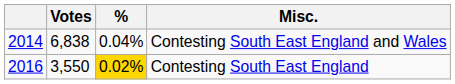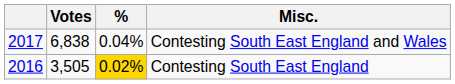(26, 41) 2014 -> (26, 41) 2017
(70, 66) 3,550 -> (70, 66) 3,505
